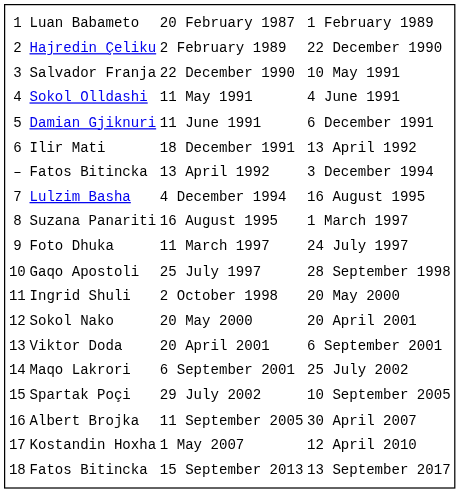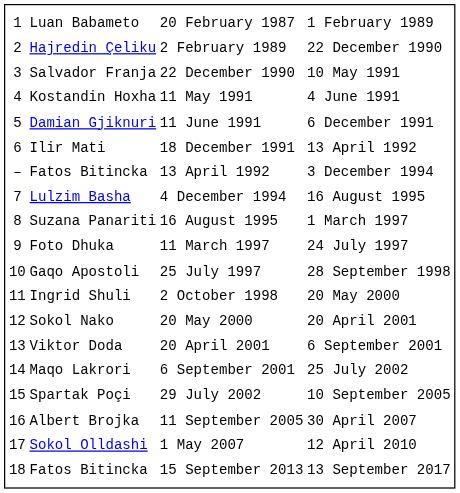(89, 97) Sokol Olldashi -> (93, 97) Kostandin Hoxha
(93, 445) Kostandin Hoxha -> (89, 445) Sokol Olldashi
